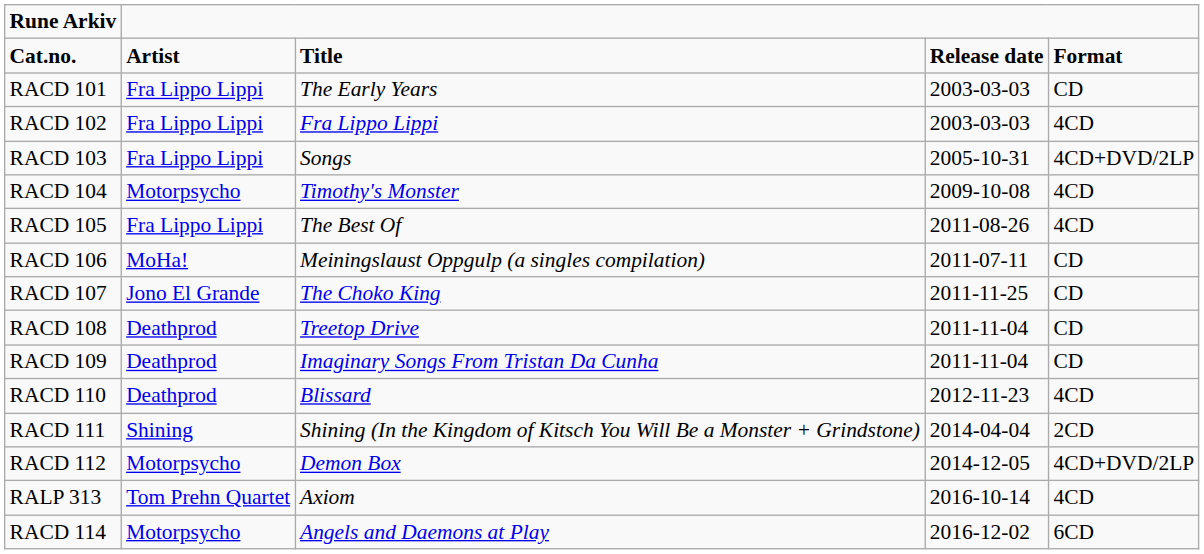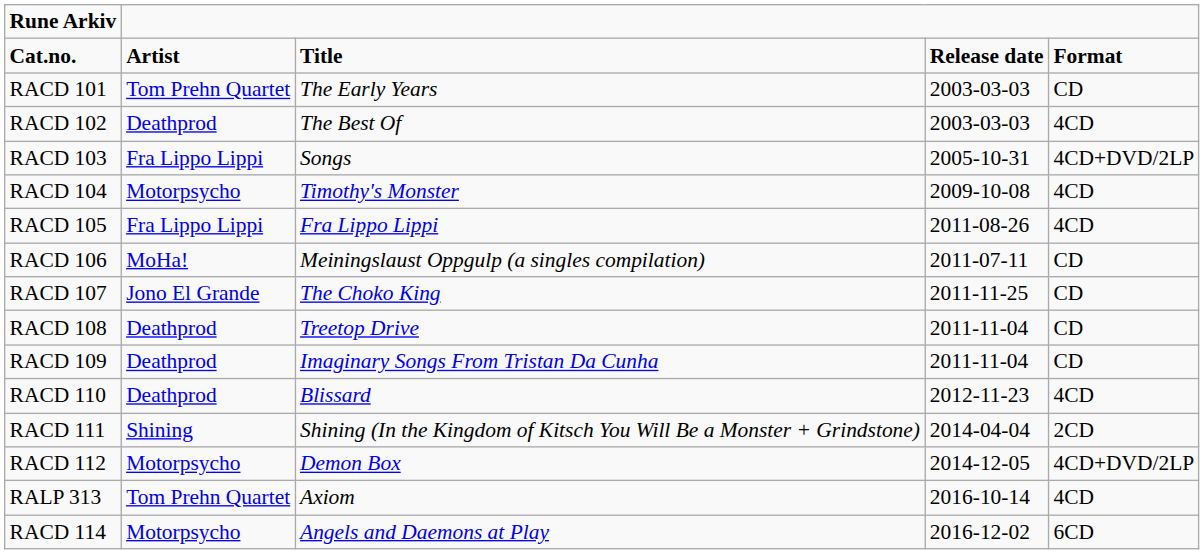(195, 89) Fra Lippo Lippi -> (208, 89) Tom Prehn Quartet
(195, 123) Fra Lippo Lippi -> (171, 123) Deathprod
(369, 123) Fra Lippo Lippi -> (351, 123) The Best Of
(351, 225) The Best Of -> (369, 225) Fra Lippo Lippi
